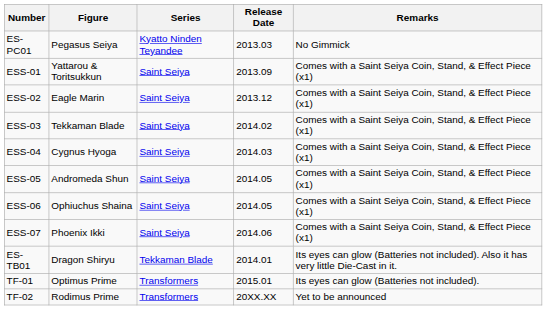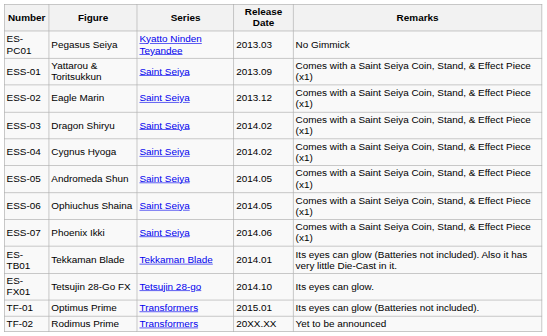(88, 125) Tekkaman Blade -> (83, 125) Dragon Shiryu
(254, 152) 2014.03 -> (254, 152) 2014.02
(83, 259) Dragon Shiryu -> (88, 259) Tekkaman Blade
+ row: (18, 286)
